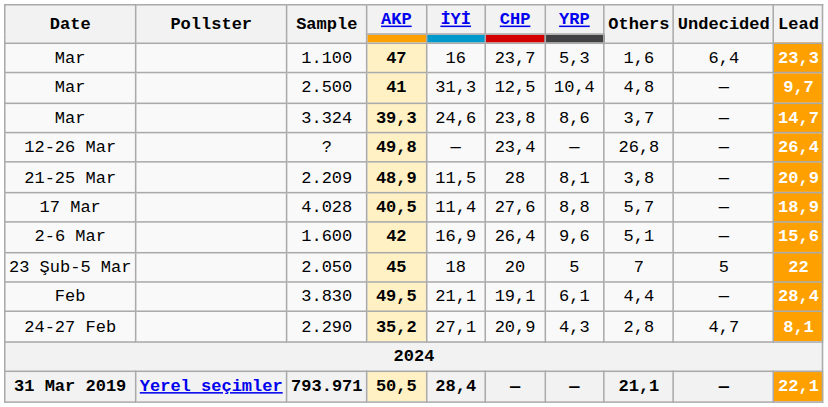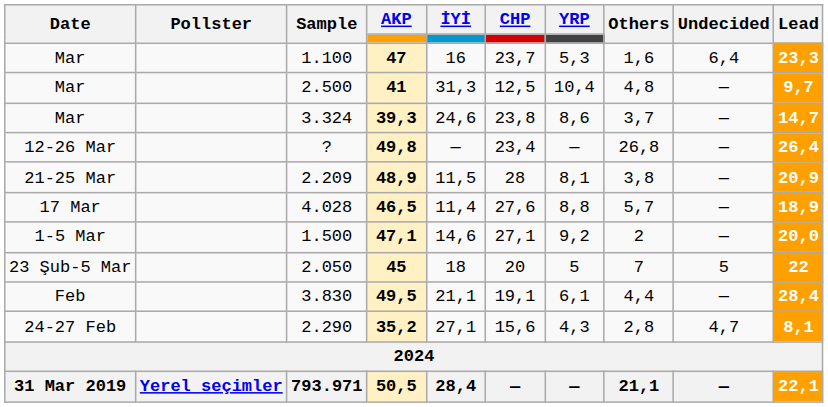(396, 207) 40,5 -> (396, 207) 46,5
- row: (327, 237)
+ row: (327, 237)
(515, 327) 20,9 -> (515, 327) 15,6
